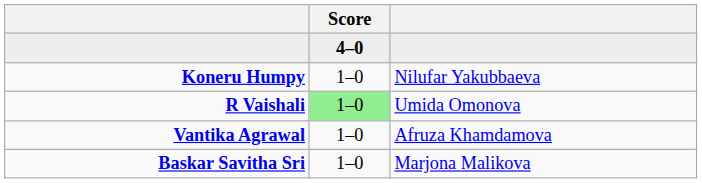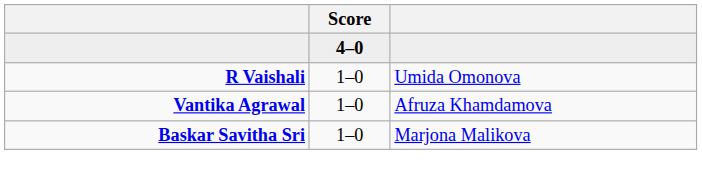- row: (243, 76)
(350, 105) lightgreen background -> (350, 76) no background
